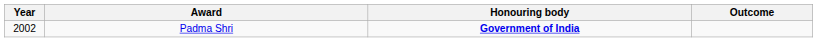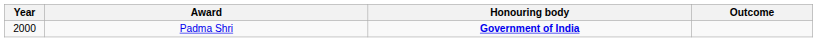(25, 28) 2002 -> (25, 28) 2000
